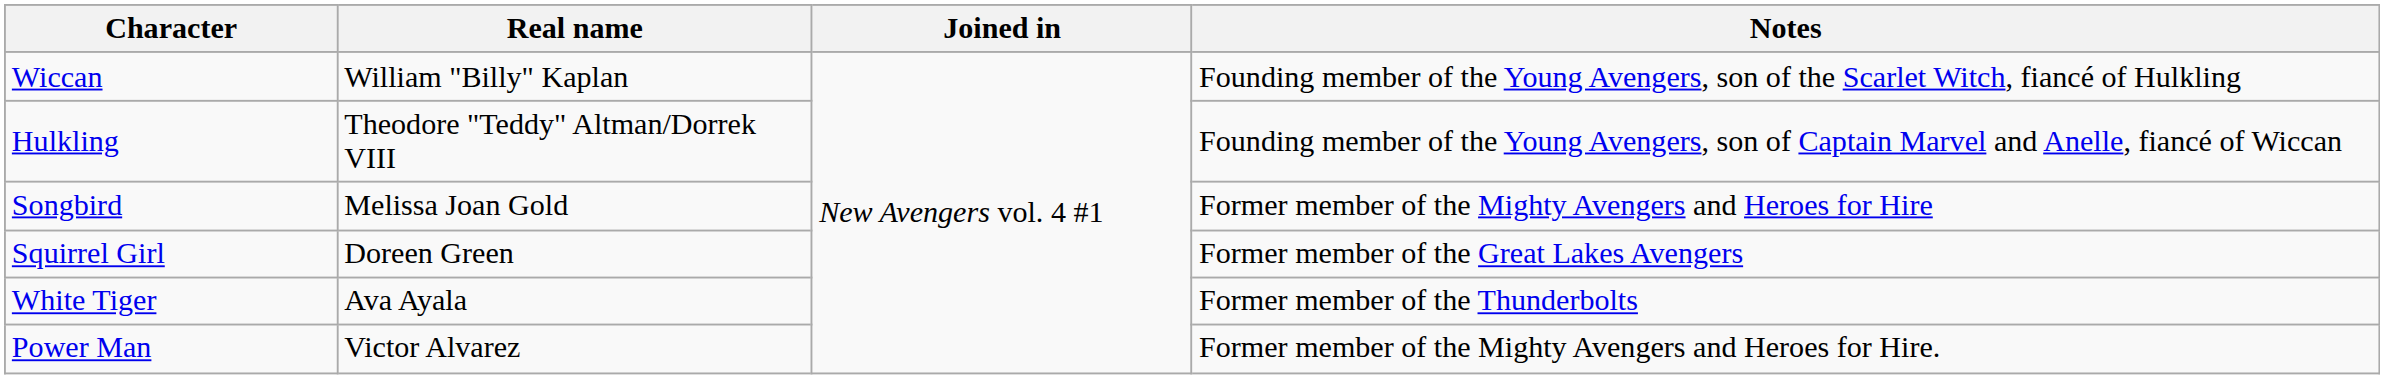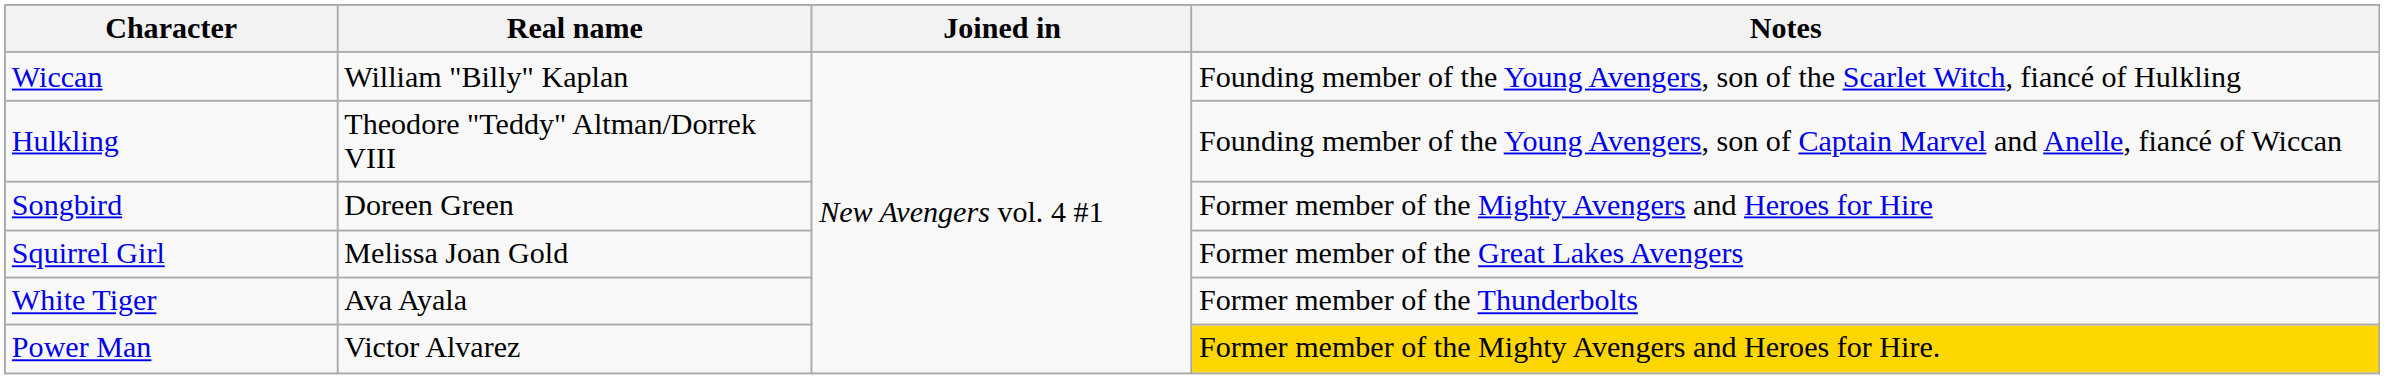(456, 205) Melissa Joan Gold -> (429, 205) Doreen Green
(429, 253) Doreen Green -> (456, 253) Melissa Joan Gold
(1570, 348) no background -> (1570, 348) gold background
